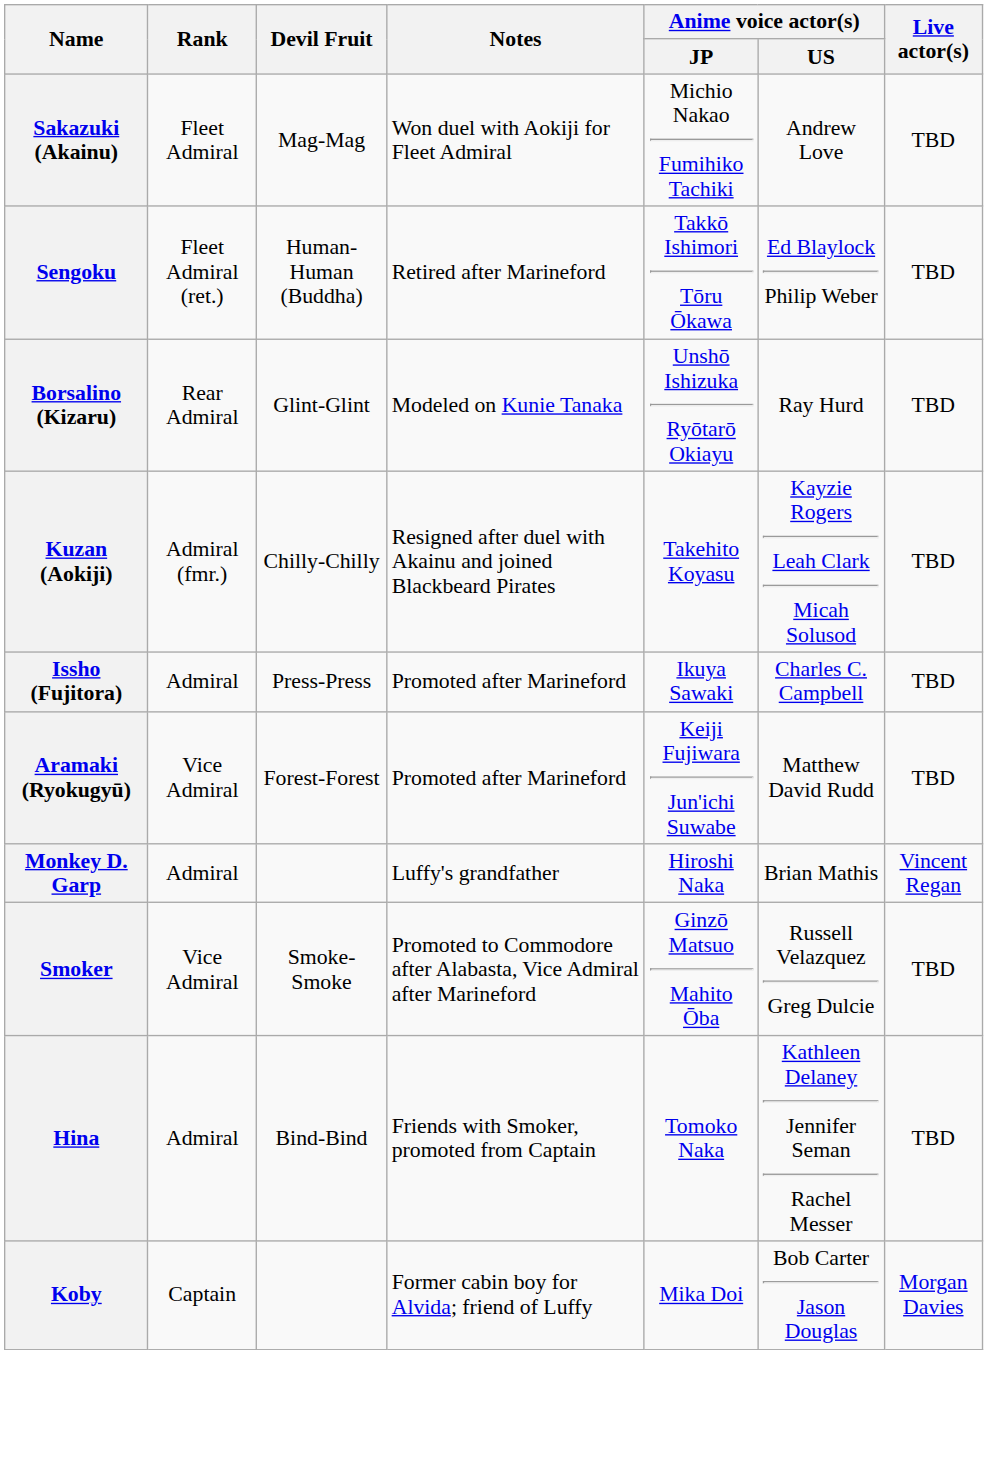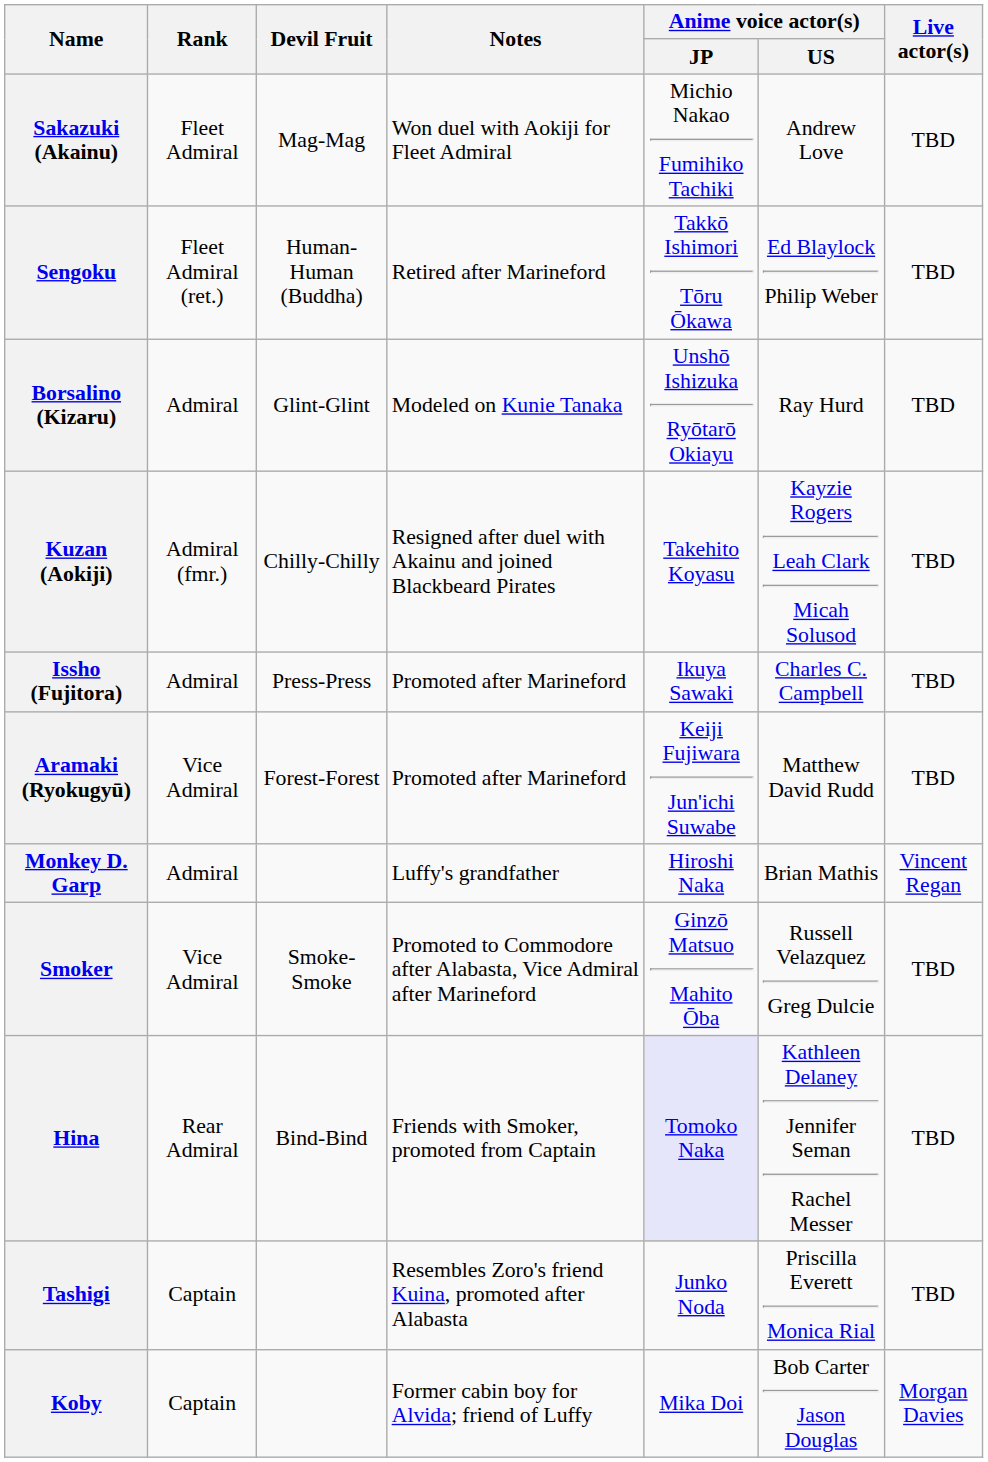(202, 404) Rear Admiral -> (202, 404) Admiral
(202, 1137) Admiral -> (202, 1137) Rear Admiral
(701, 1137) no background -> (701, 1137) lavender background
+ row: (76, 1294)
